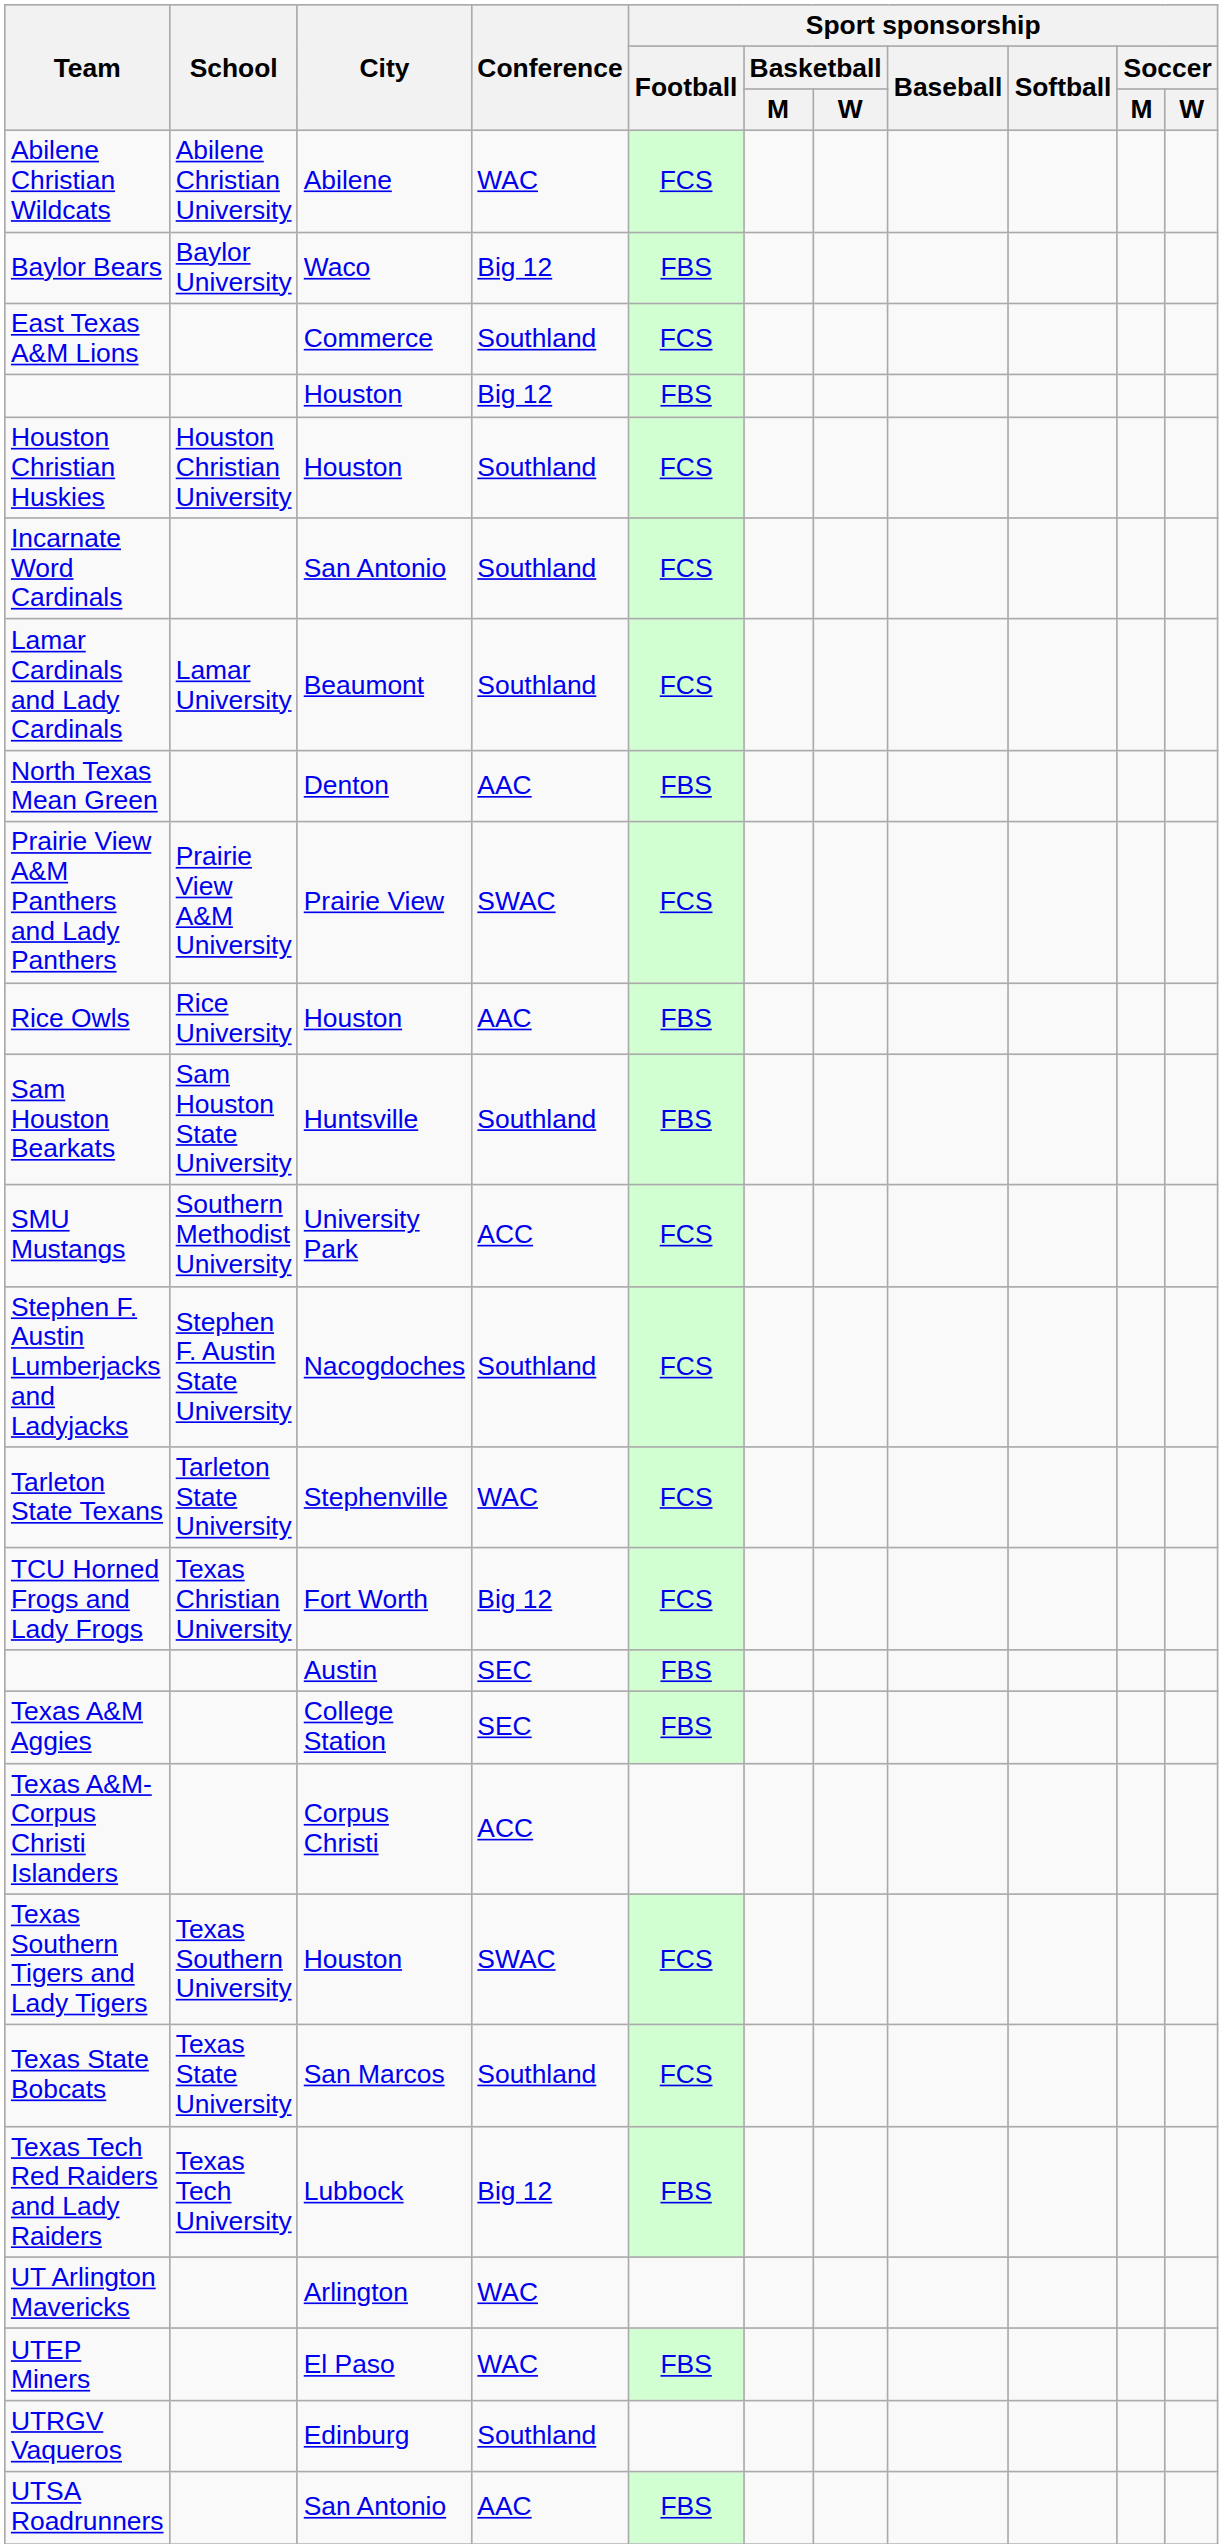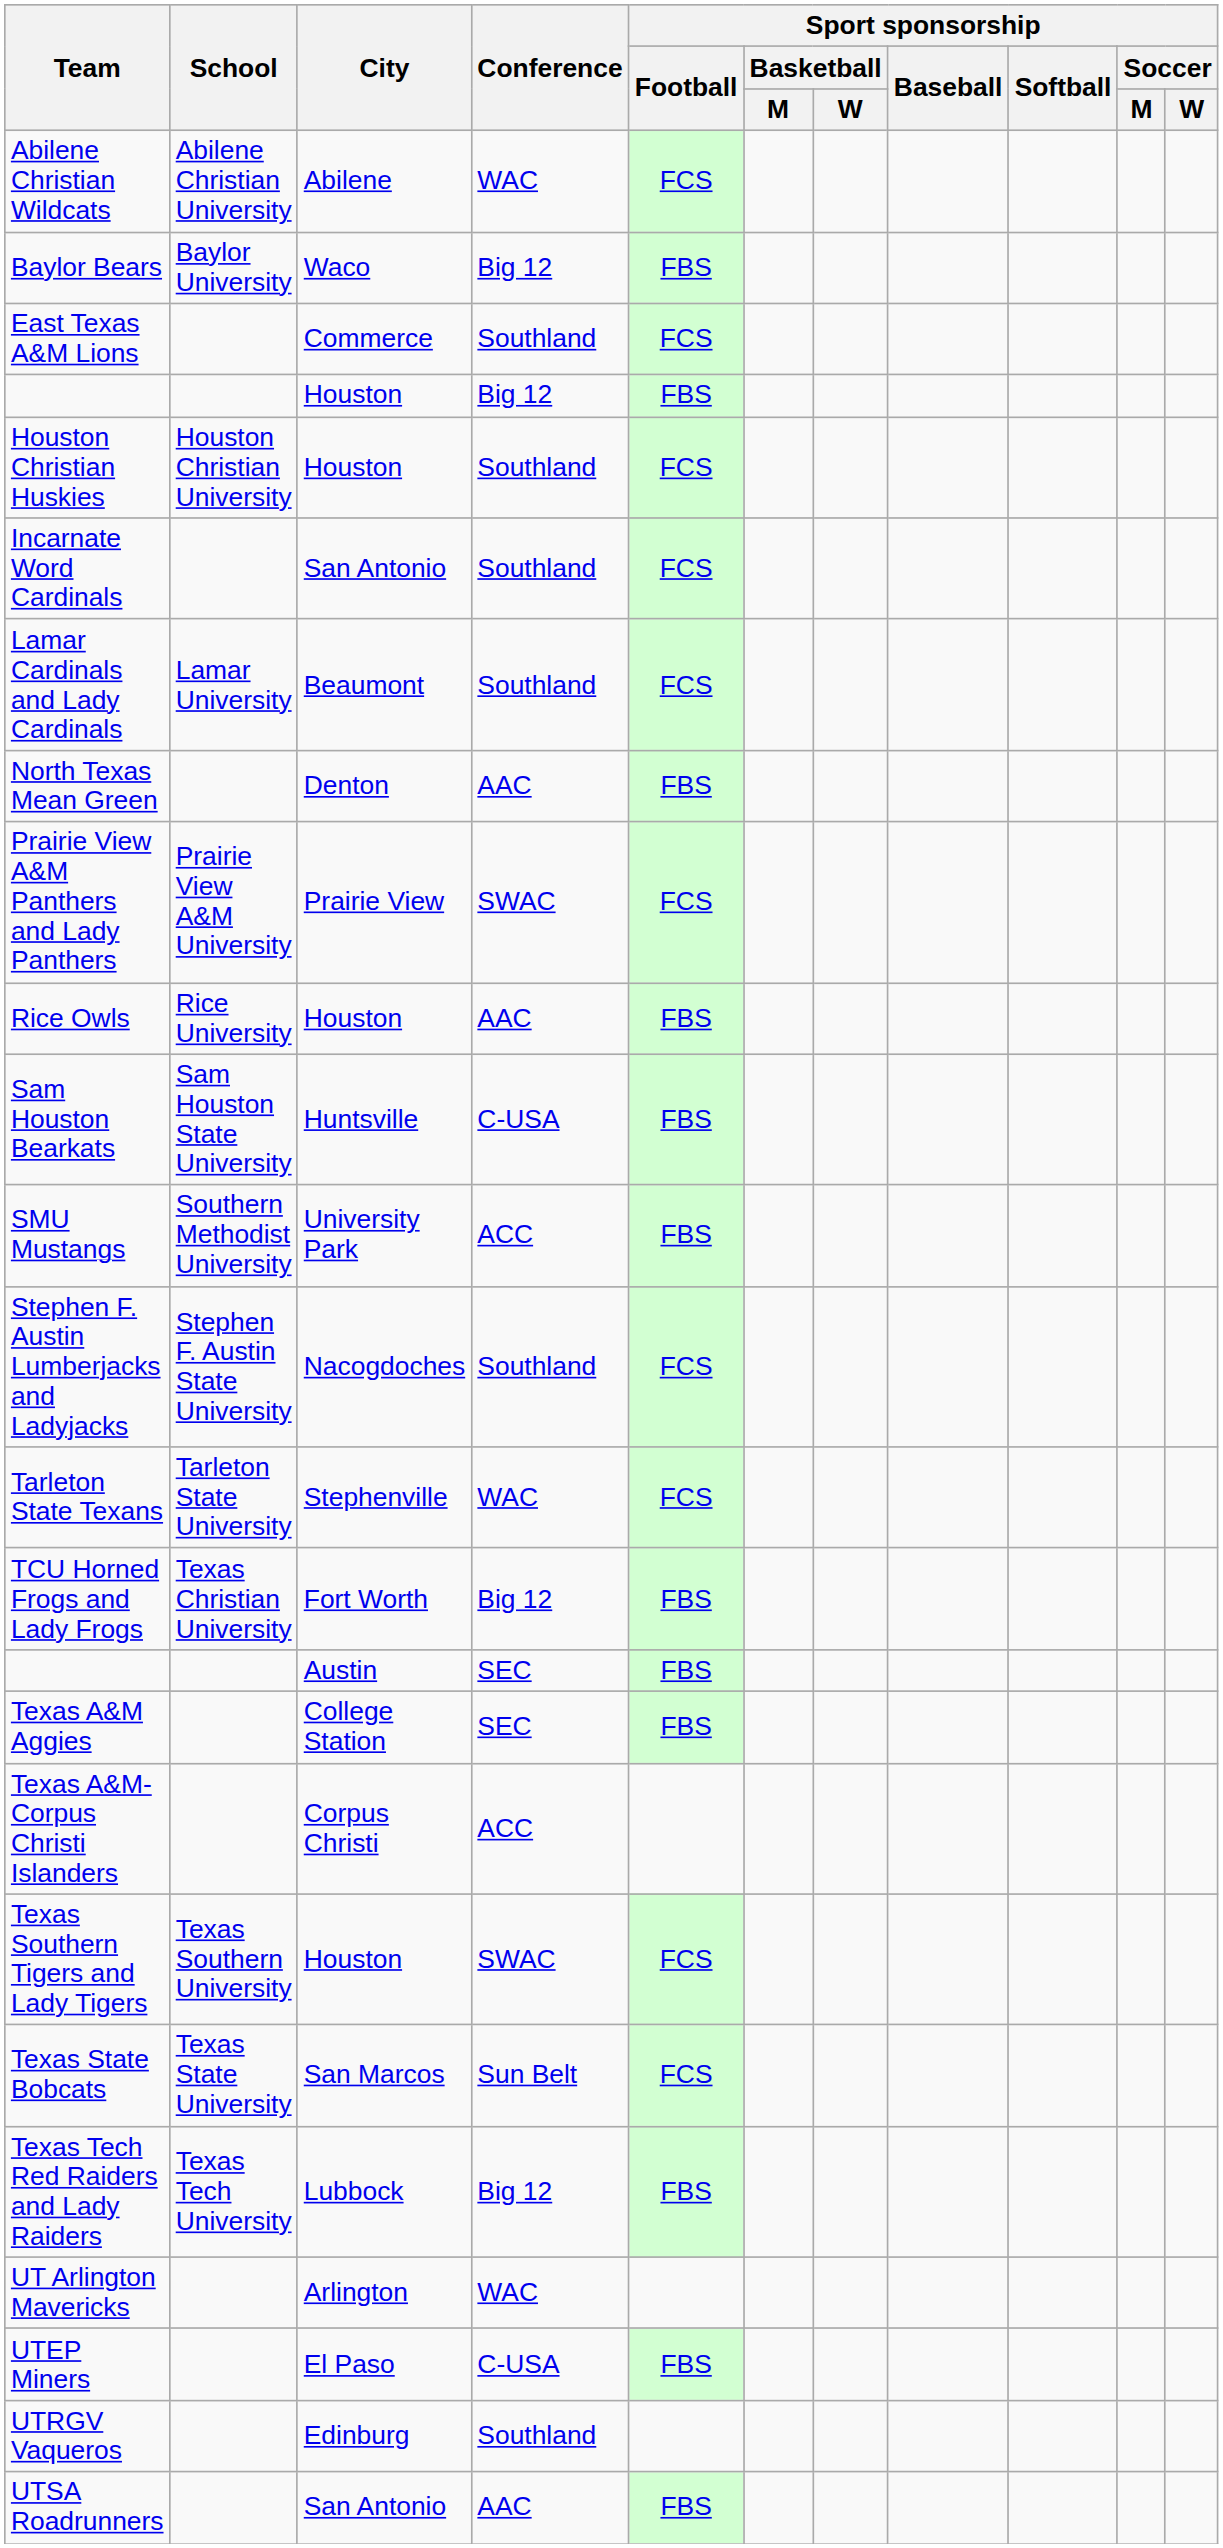(537, 1119) Southland -> (518, 1119) C-USA
(686, 1235) FCS -> (686, 1235) FBS
(686, 1598) FCS -> (686, 1598) FBS
(537, 2075) Southland -> (527, 2075) Sun Belt
(508, 2364) WAC -> (518, 2364) C-USA
